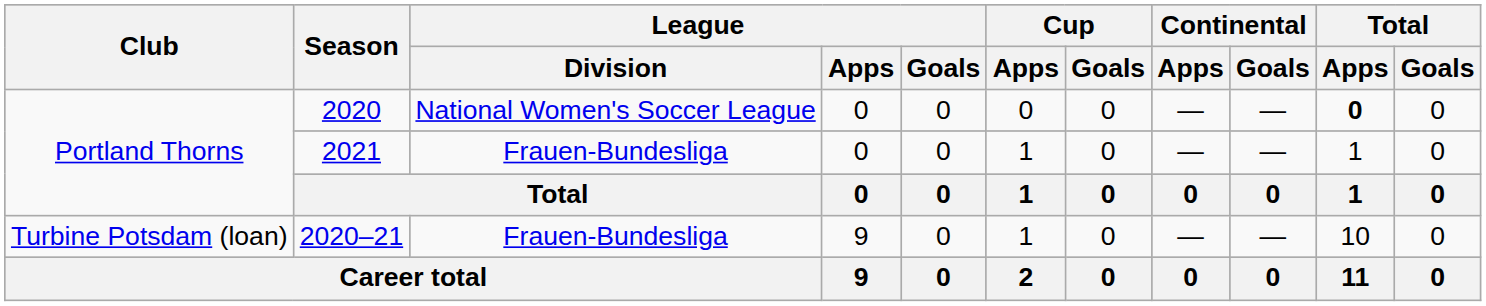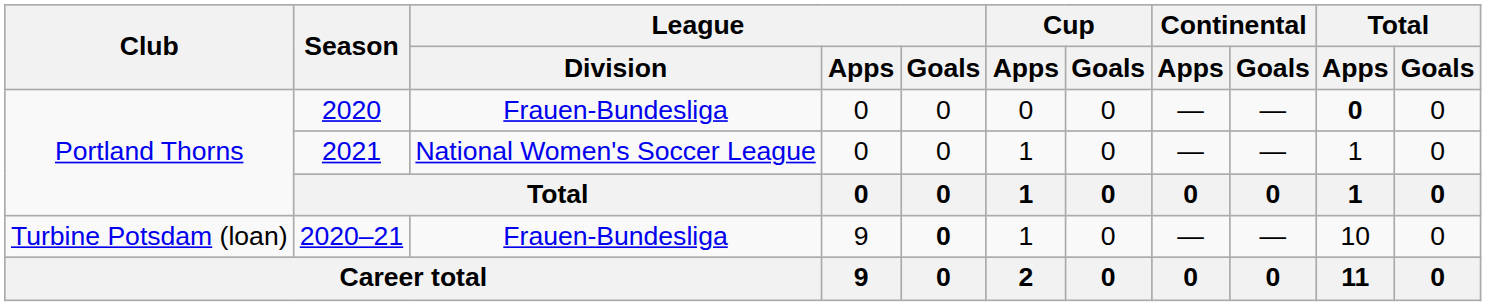(616, 109) National Women's Soccer League -> (616, 109) Frauen-Bundesliga
(616, 151) Frauen-Bundesliga -> (616, 151) National Women's Soccer League
(943, 236) normal -> (943, 236) bold
